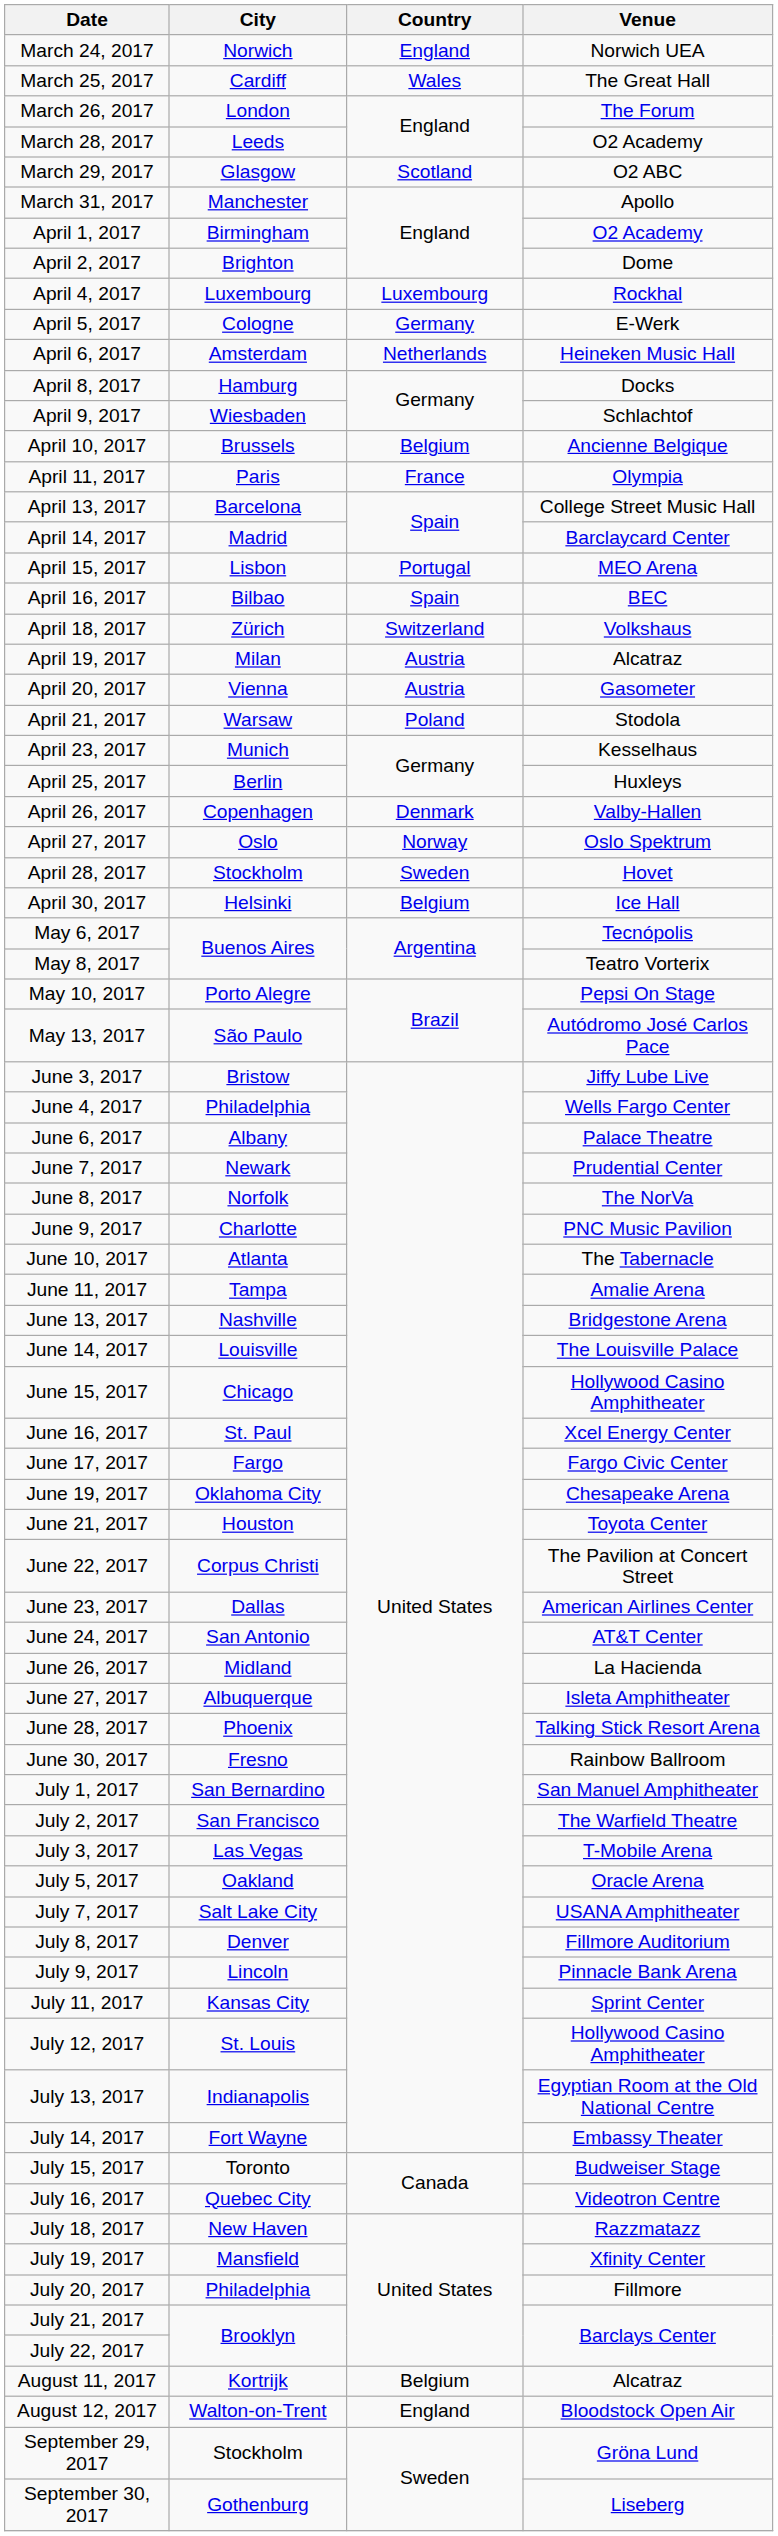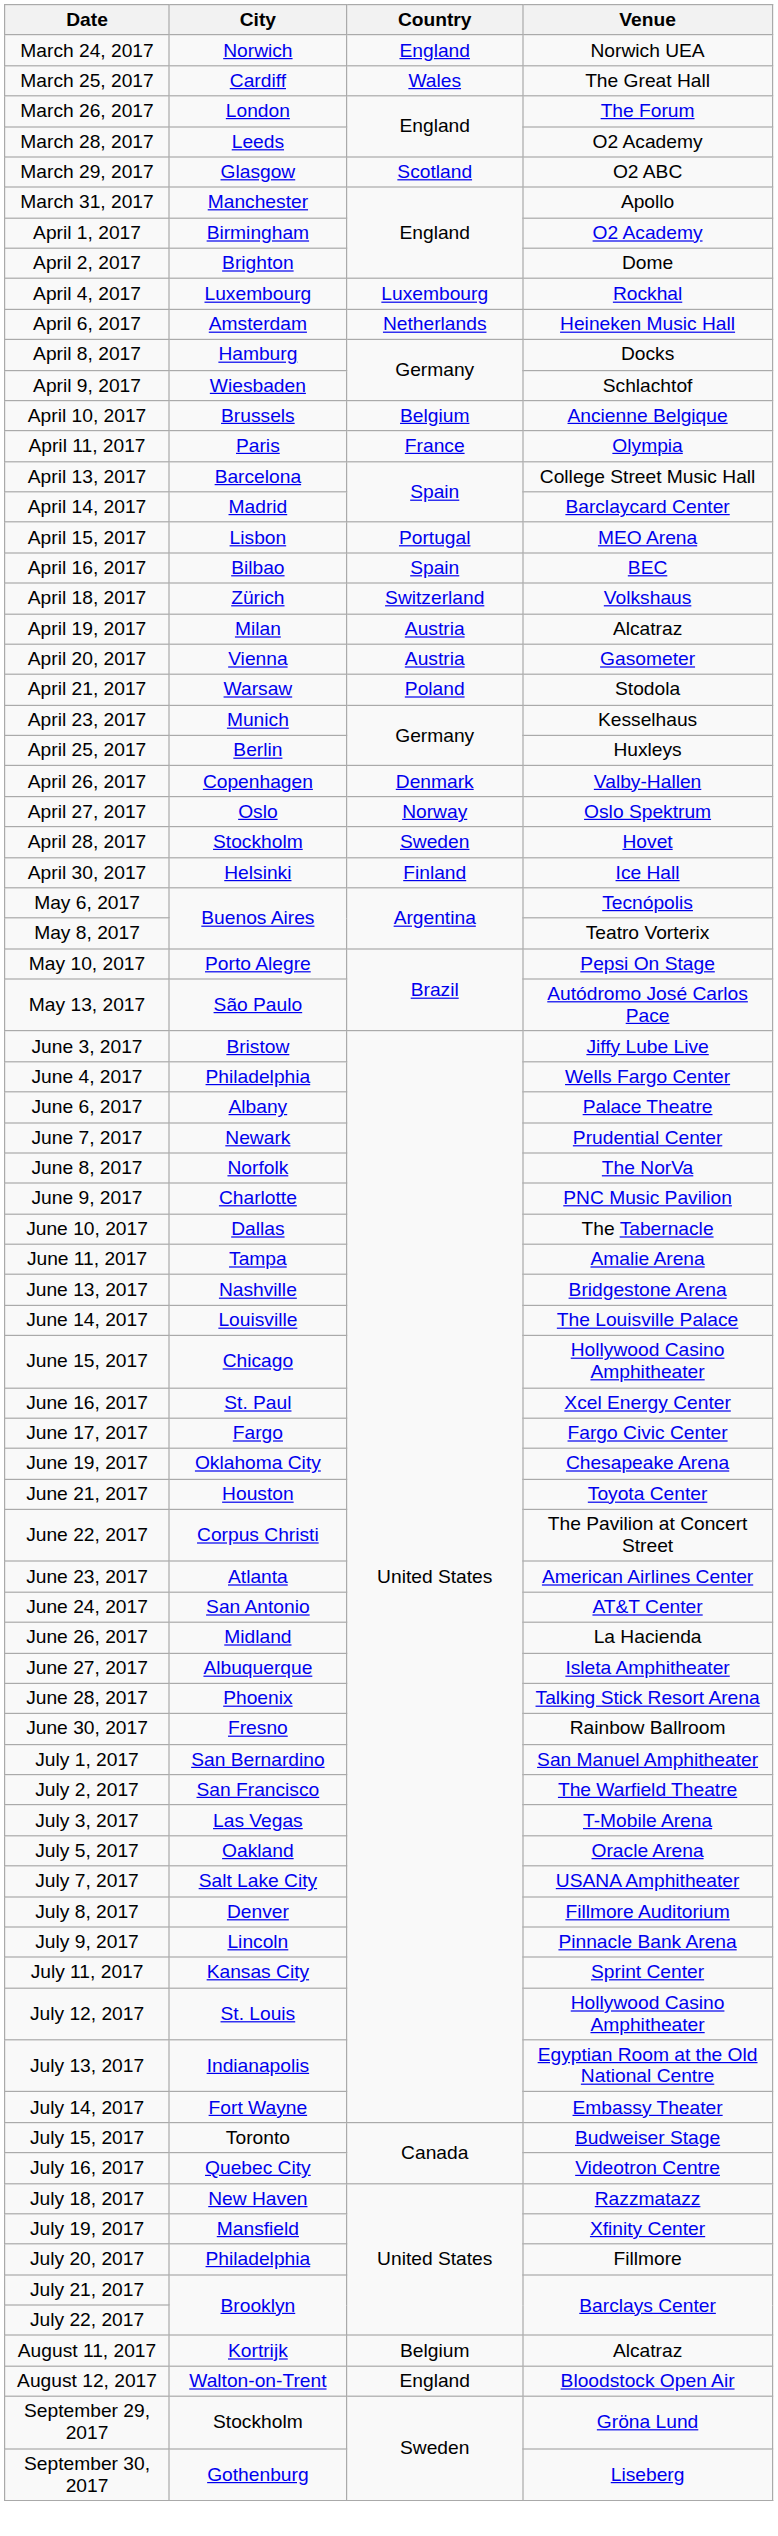- row: (87, 324)
(435, 902) Belgium -> (435, 872) Finland
(258, 1259) Atlanta -> (258, 1228) Dallas
(258, 1607) Dallas -> (258, 1576) Atlanta
